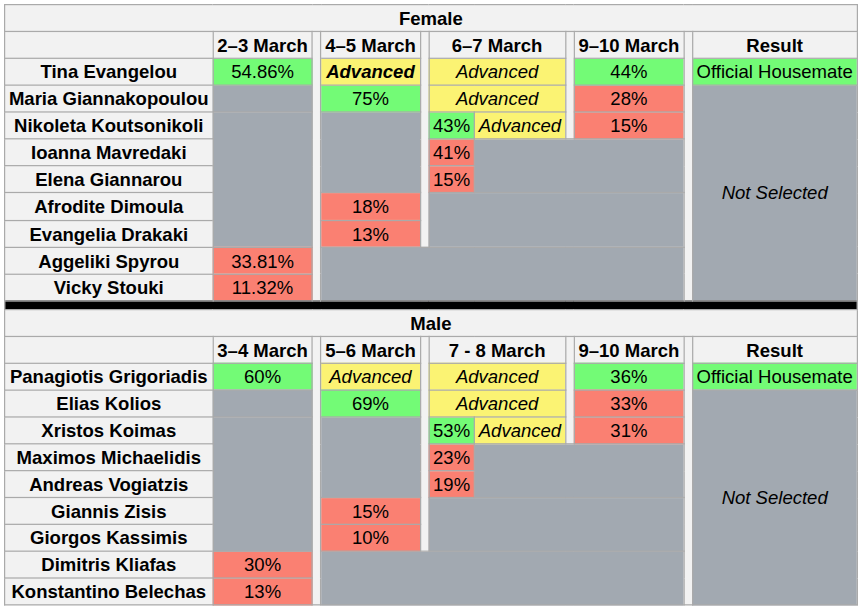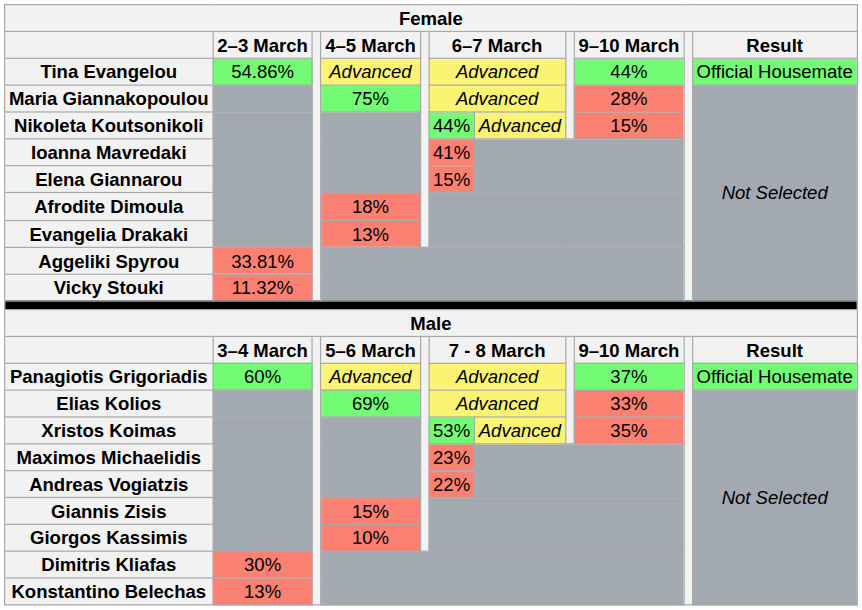(370, 72) bold -> (370, 72) normal
(452, 126) 43% -> (452, 126) 44%
(629, 377) 36% -> (629, 377) 37%
(629, 431) 31% -> (629, 431) 35%
(452, 484) 19% -> (452, 484) 22%
